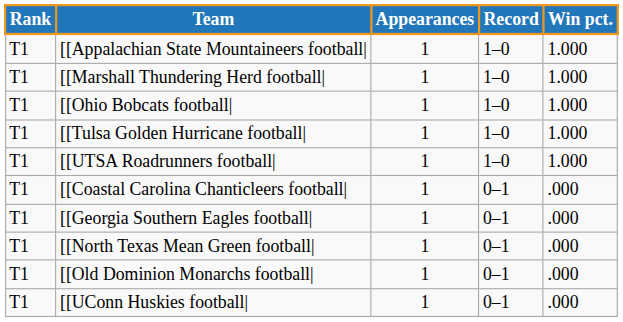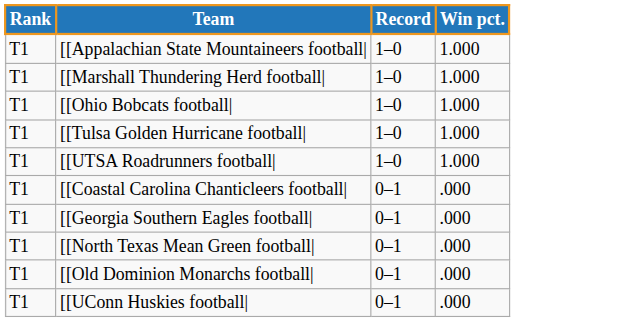- column: (425, 19)
